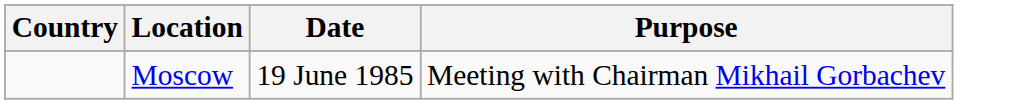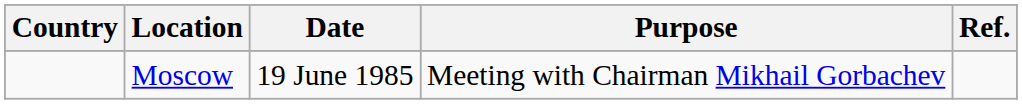+ column: (985, 27)
